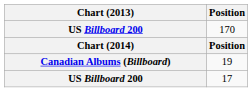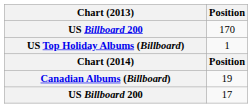+ row: (227, 45)
